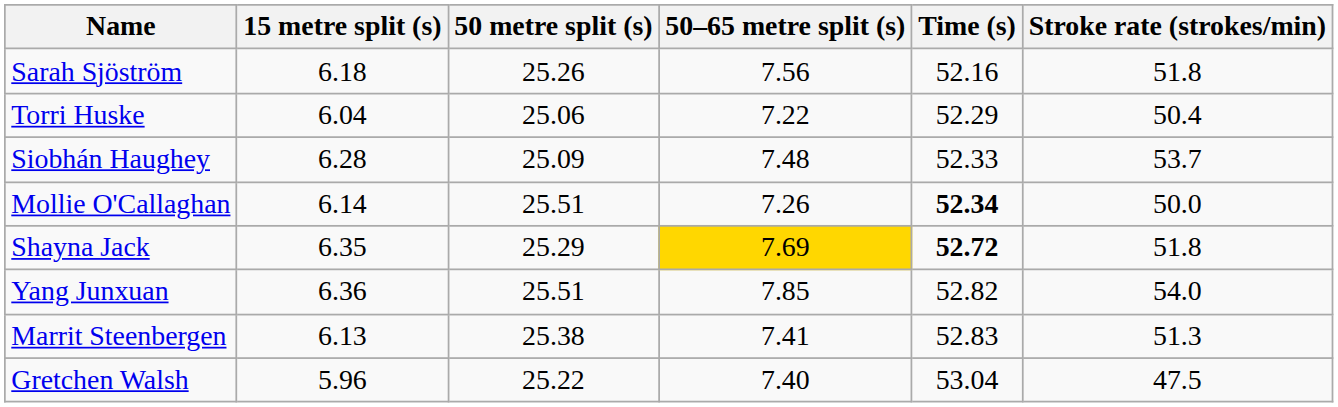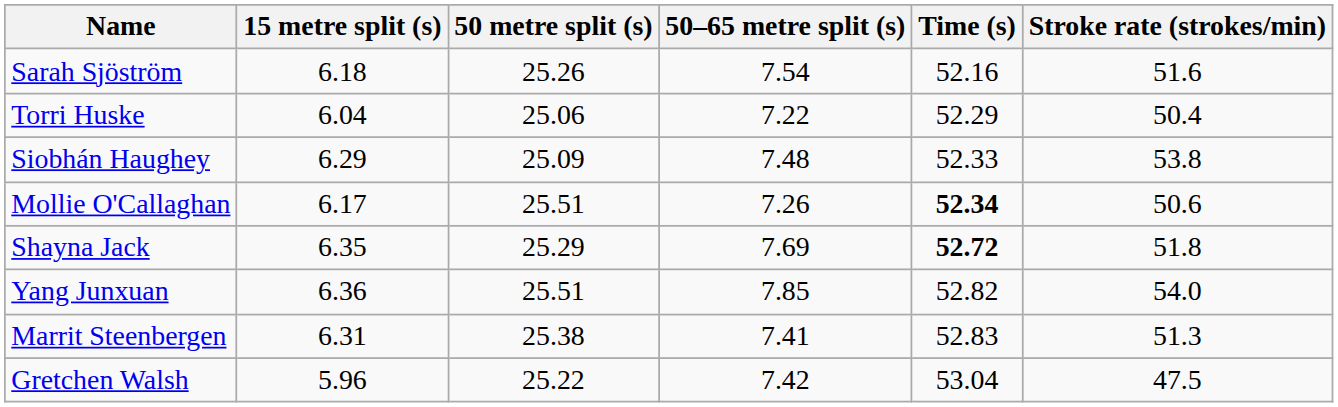(785, 70) 7.56 -> (785, 70) 7.54
(1177, 70) 51.8 -> (1177, 70) 51.6
(342, 159) 6.28 -> (342, 159) 6.29
(1177, 159) 53.7 -> (1177, 159) 53.8
(342, 203) 6.14 -> (342, 203) 6.17
(1177, 203) 50.0 -> (1177, 203) 50.6
(785, 247) gold background -> (785, 247) no background
(342, 335) 6.13 -> (342, 335) 6.31
(785, 379) 7.40 -> (785, 379) 7.42
